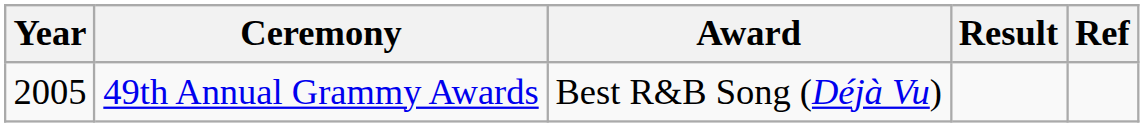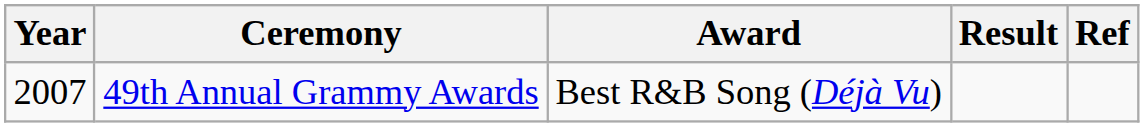(50, 91) 2005 -> (50, 91) 2007
